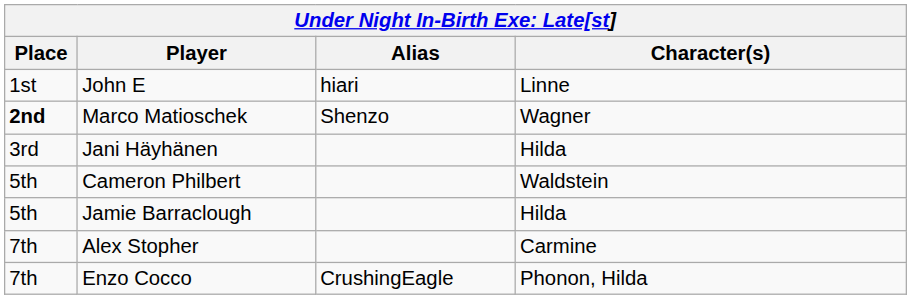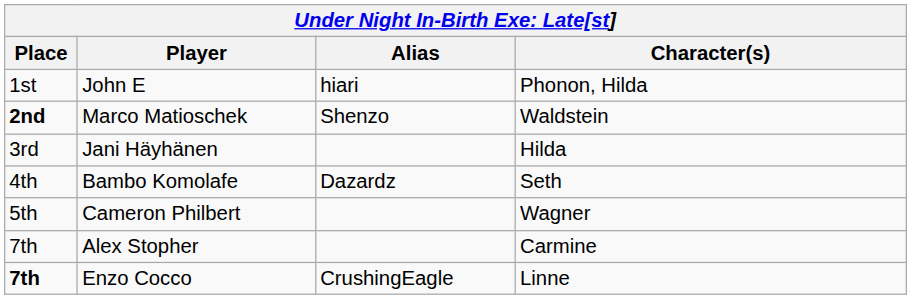(545, 85) Linne -> (584, 85) Phonon, Hilda
(555, 117) Wagner -> (564, 117) Waldstein
+ row: (160, 181)
(564, 181) Waldstein -> (555, 213) Wagner
- row: (167, 213)
(23, 278) normal -> (25, 278) bold
(584, 278) Phonon, Hilda -> (545, 278) Linne
